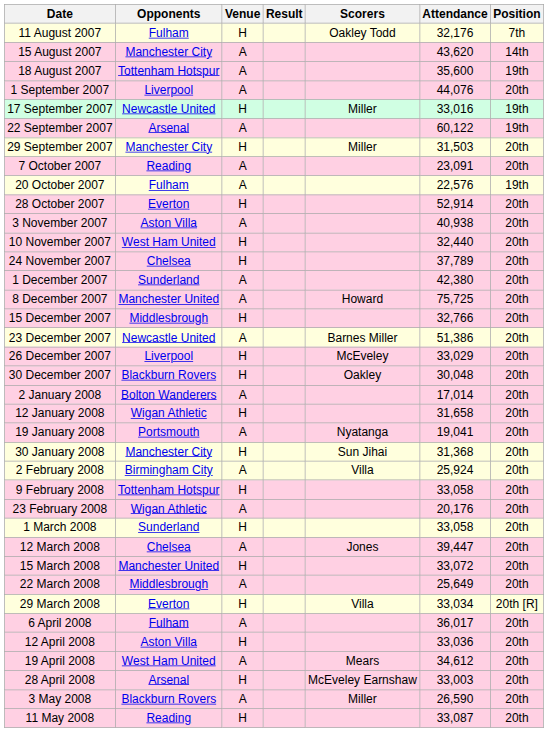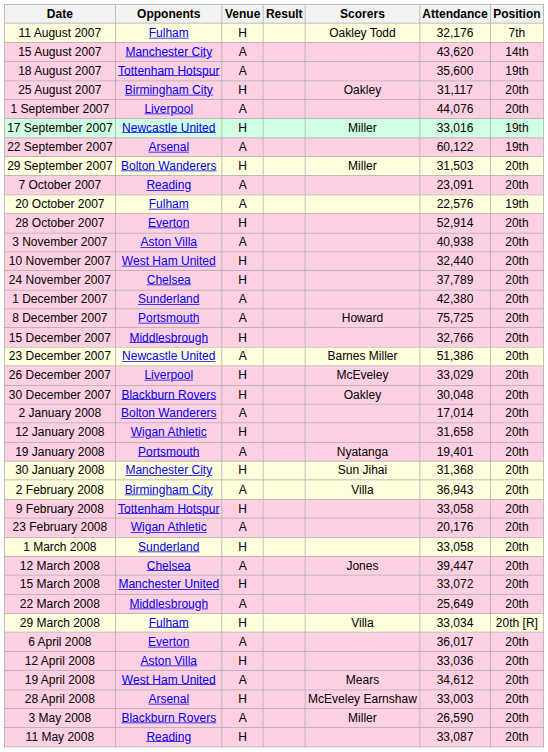+ row: (60, 90)
(169, 147) Manchester City -> (169, 166) Bolton Wanderers
(169, 299) Manchester United -> (169, 318) Portsmouth
(455, 432) 19,041 -> (455, 451) 19,401
(455, 470) 25,924 -> (455, 489) 36,943
(169, 603) Everton -> (169, 623) Fulham
(169, 623) Fulham -> (169, 642) Everton
